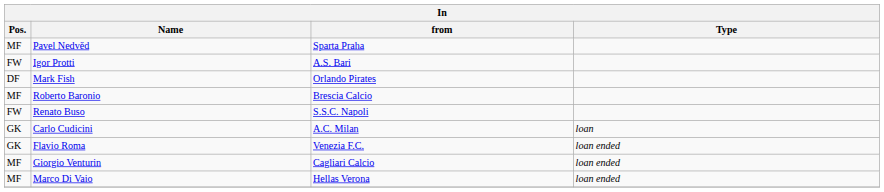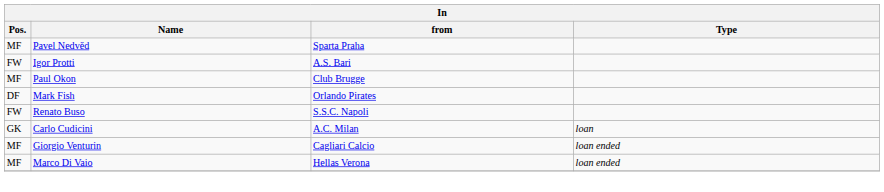+ row: (54, 79)
- row: (67, 96)
- row: (59, 146)
